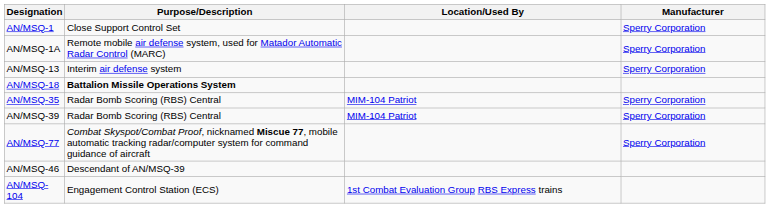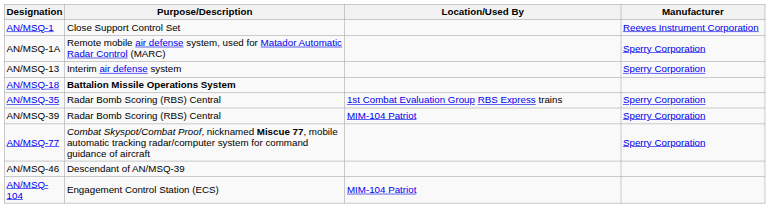(664, 27) Sperry Corporation -> (691, 27) Reeves Instrument Corporation
(382, 100) MIM-104 Patriot -> (455, 100) 1st Combat Evaluation Group RBS Express trains
(455, 189) 1st Combat Evaluation Group RBS Express trains -> (382, 189) MIM-104 Patriot
